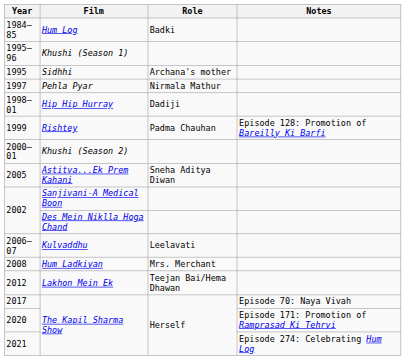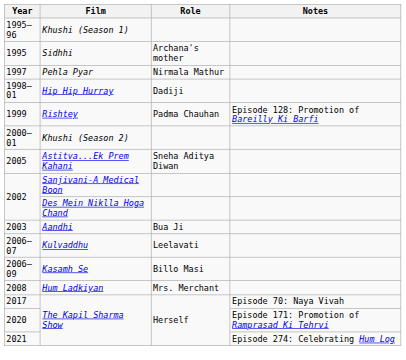- row: (19, 30)
+ row: (17, 227)
+ row: (19, 269)
- row: (17, 283)
